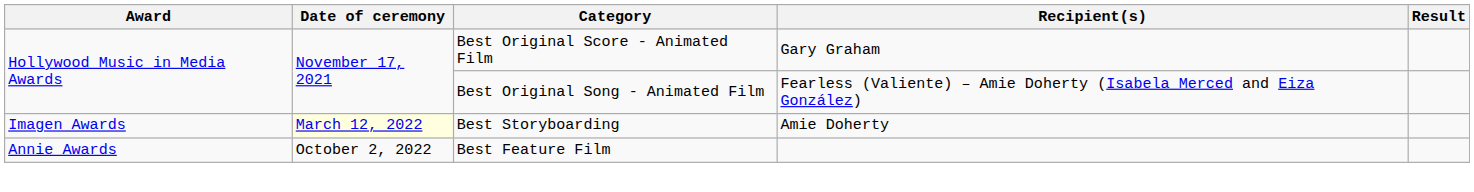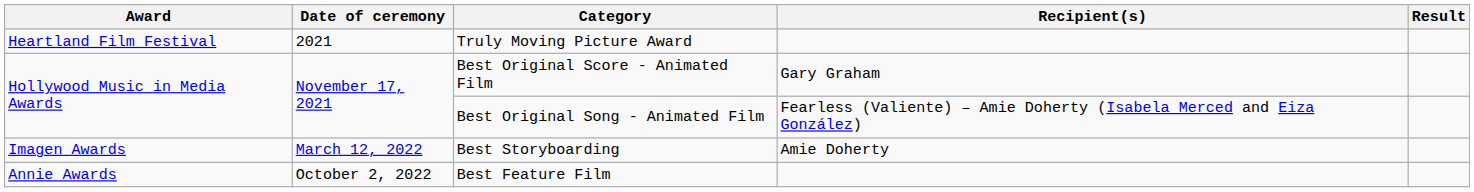+ row: (574, 41)
(359, 125) lightyellow background -> (359, 150) no background
